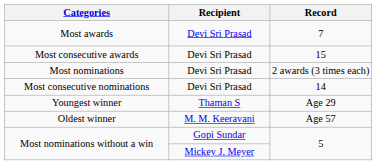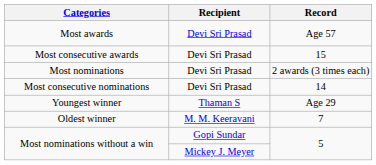(321, 33) 7 -> (321, 33) Age 57
(321, 119) Age 57 -> (321, 119) 7
